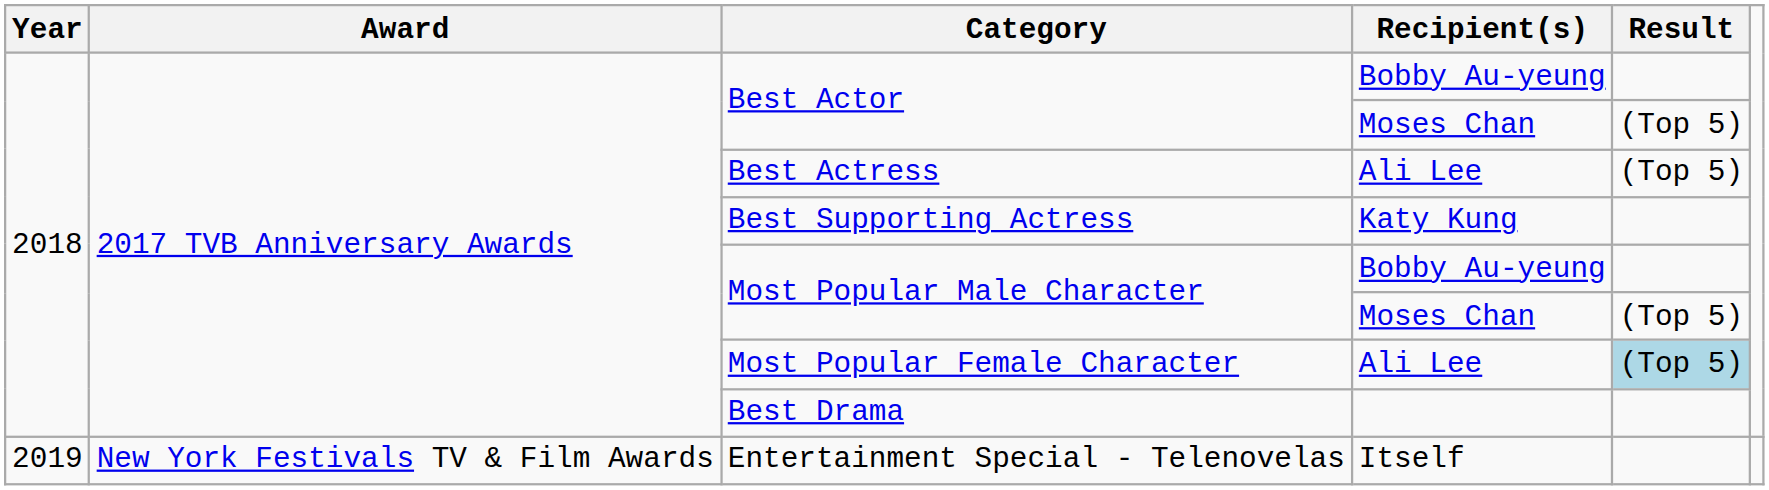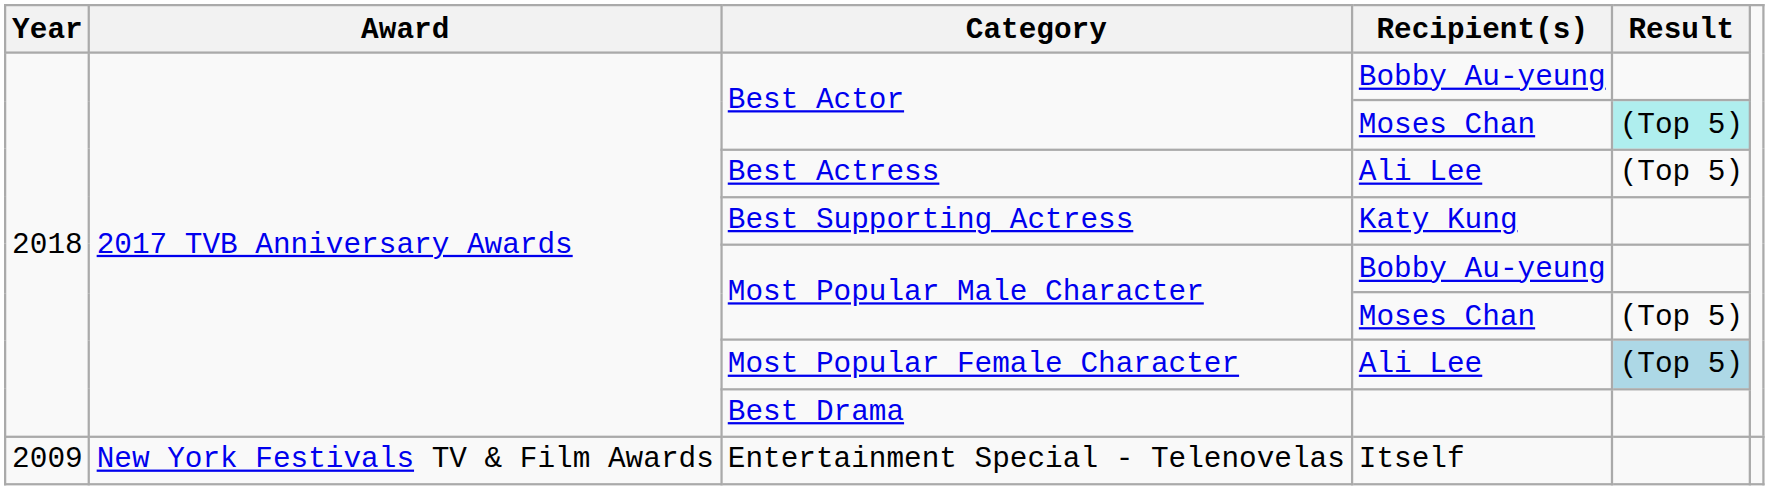(1681, 125) no background -> (1681, 125) paleturquoise background
(47, 460) 2019 -> (47, 460) 2009
